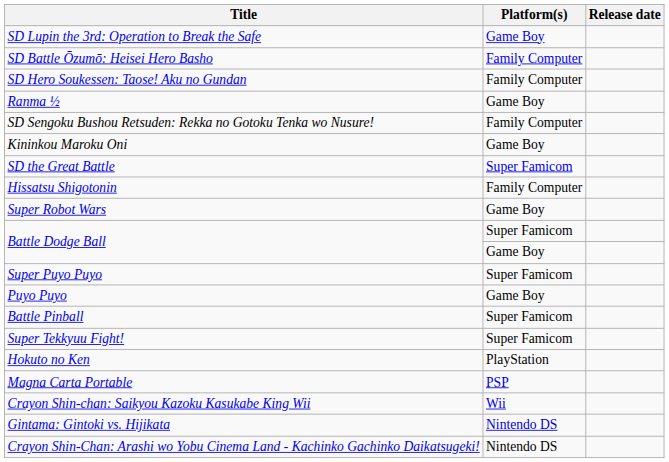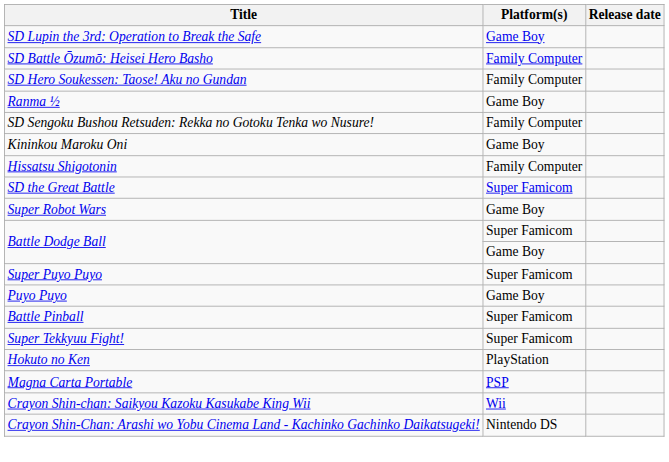rows swapped: (62, 187) <-> (61, 166)
- row: (89, 425)
